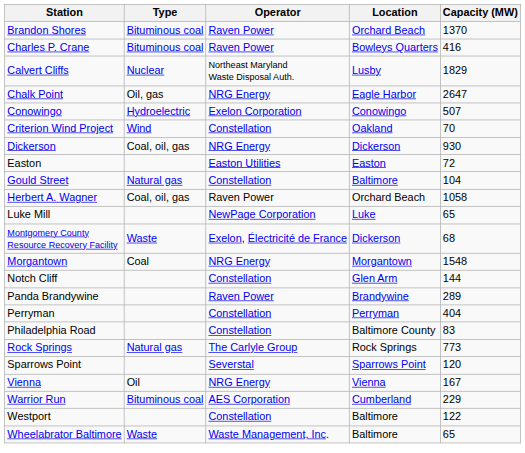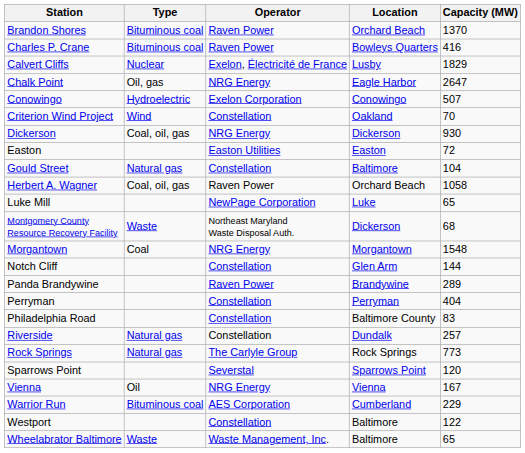(251, 71) Northeast Maryland Waste Disposal Auth. -> (278, 64) Exelon, Électricité de France
(278, 238) Exelon, Électricité de France -> (251, 226) Northeast Maryland Waste Disposal Auth.
+ row: (30, 335)
